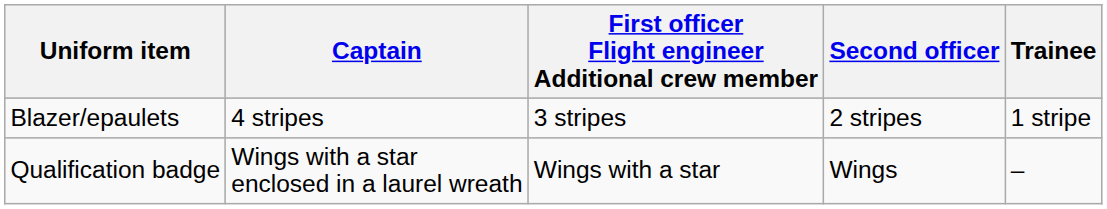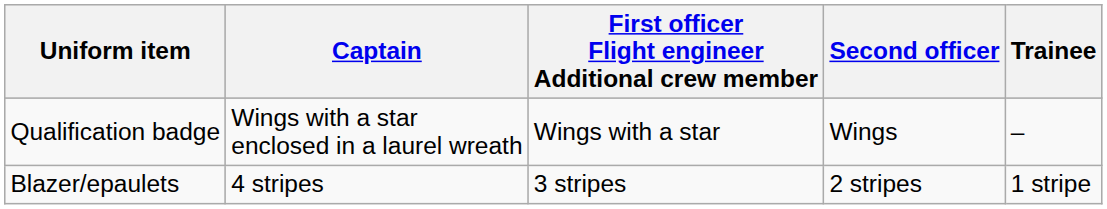rows swapped: (95, 117) <-> (115, 170)
